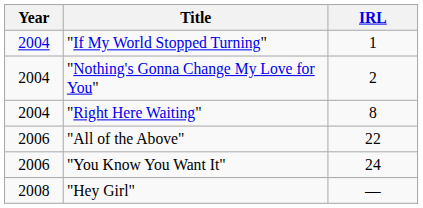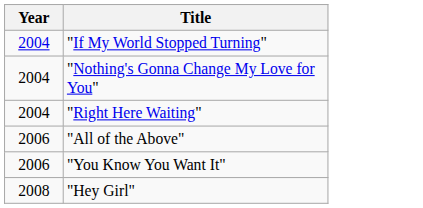- column: (373, 17)
